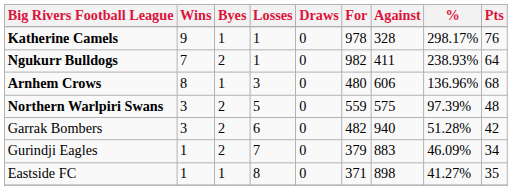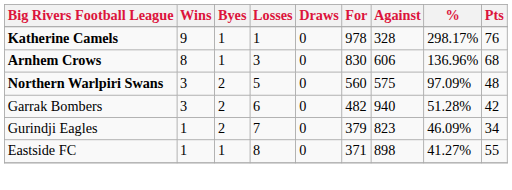- row: (63, 60)
(356, 83) 480 -> (356, 60) 830
(356, 106) 559 -> (356, 83) 560
(449, 106) 97.39% -> (449, 83) 97.09%
(385, 151) 883 -> (385, 128) 823
(492, 173) 35 -> (492, 151) 55
